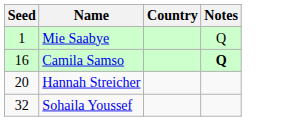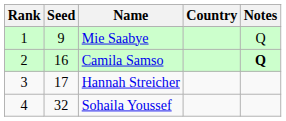+ column: (24, 15)
(22, 37) 1 -> (61, 37) 9
(22, 82) 20 -> (61, 82) 17
